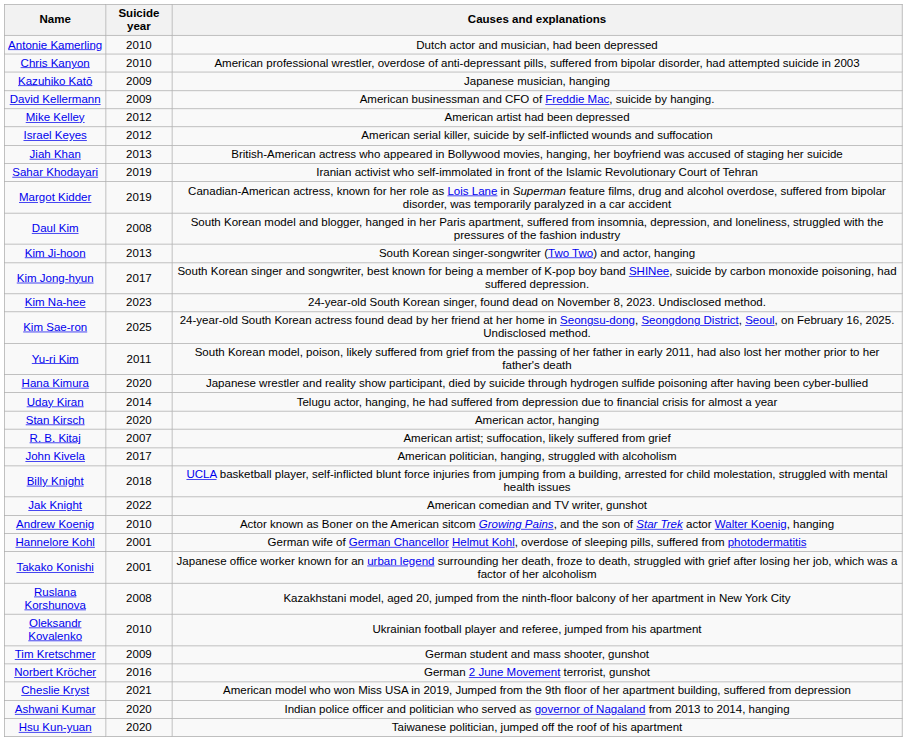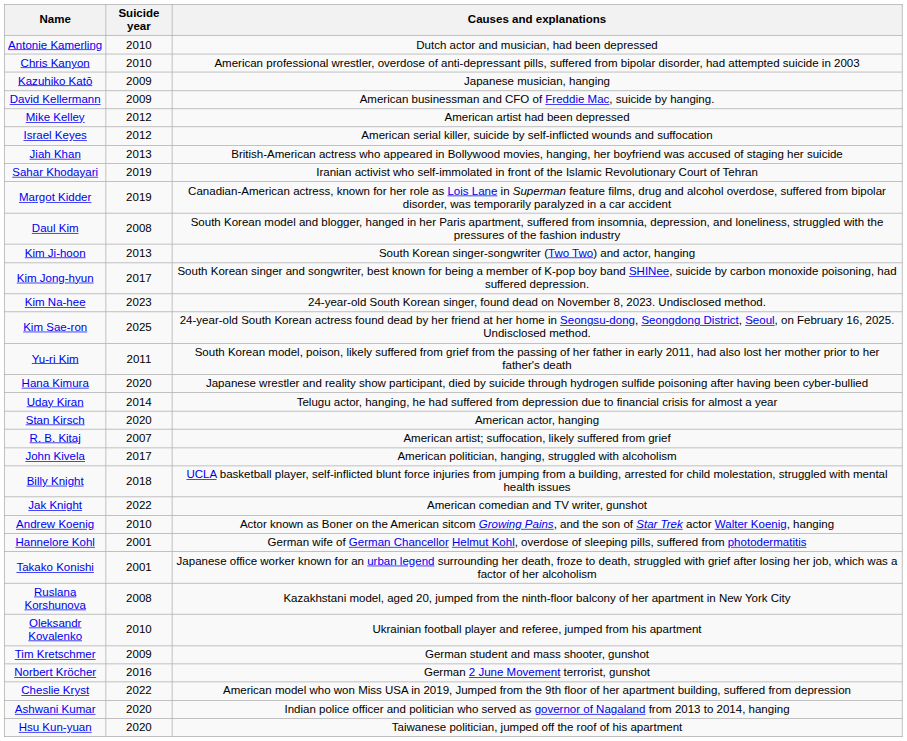(139, 691) 2021 -> (139, 691) 2022
